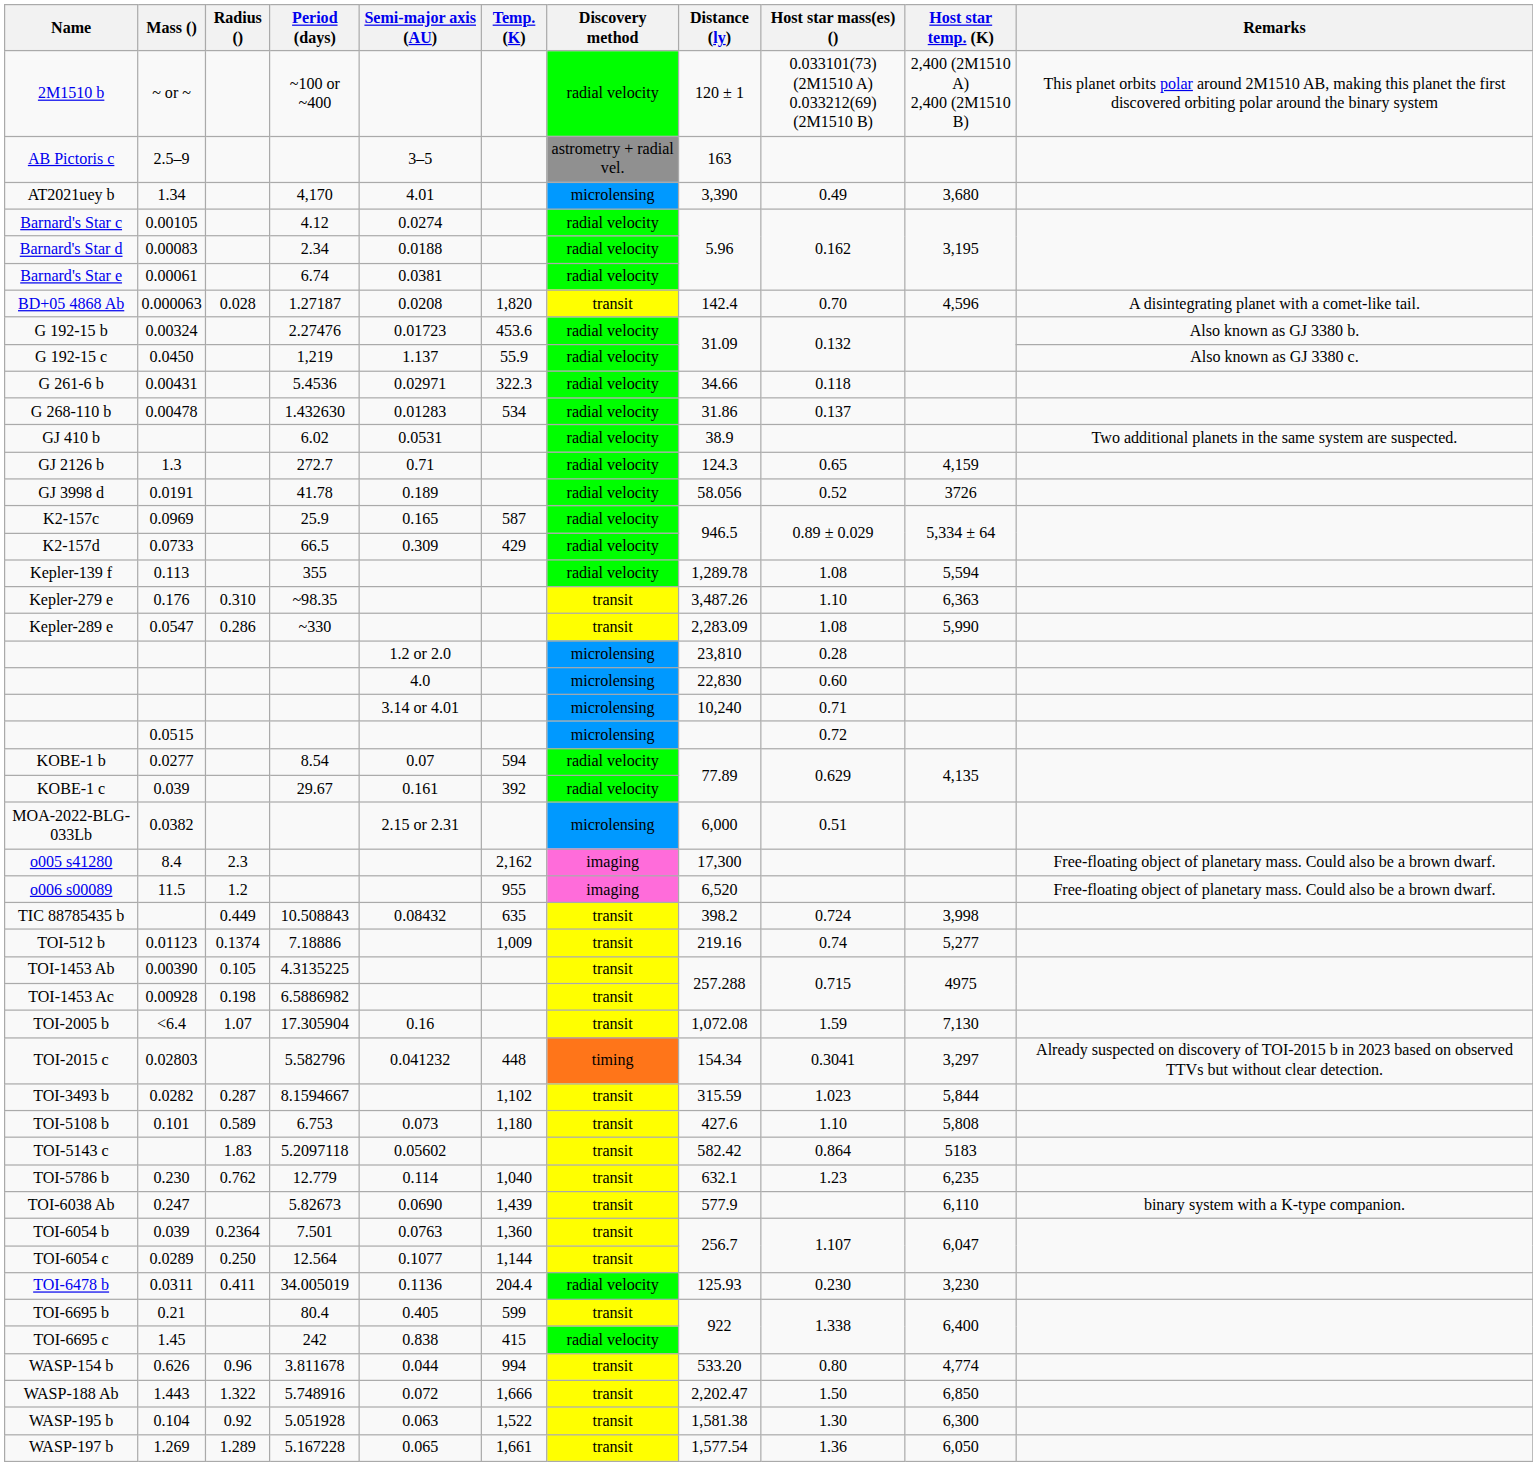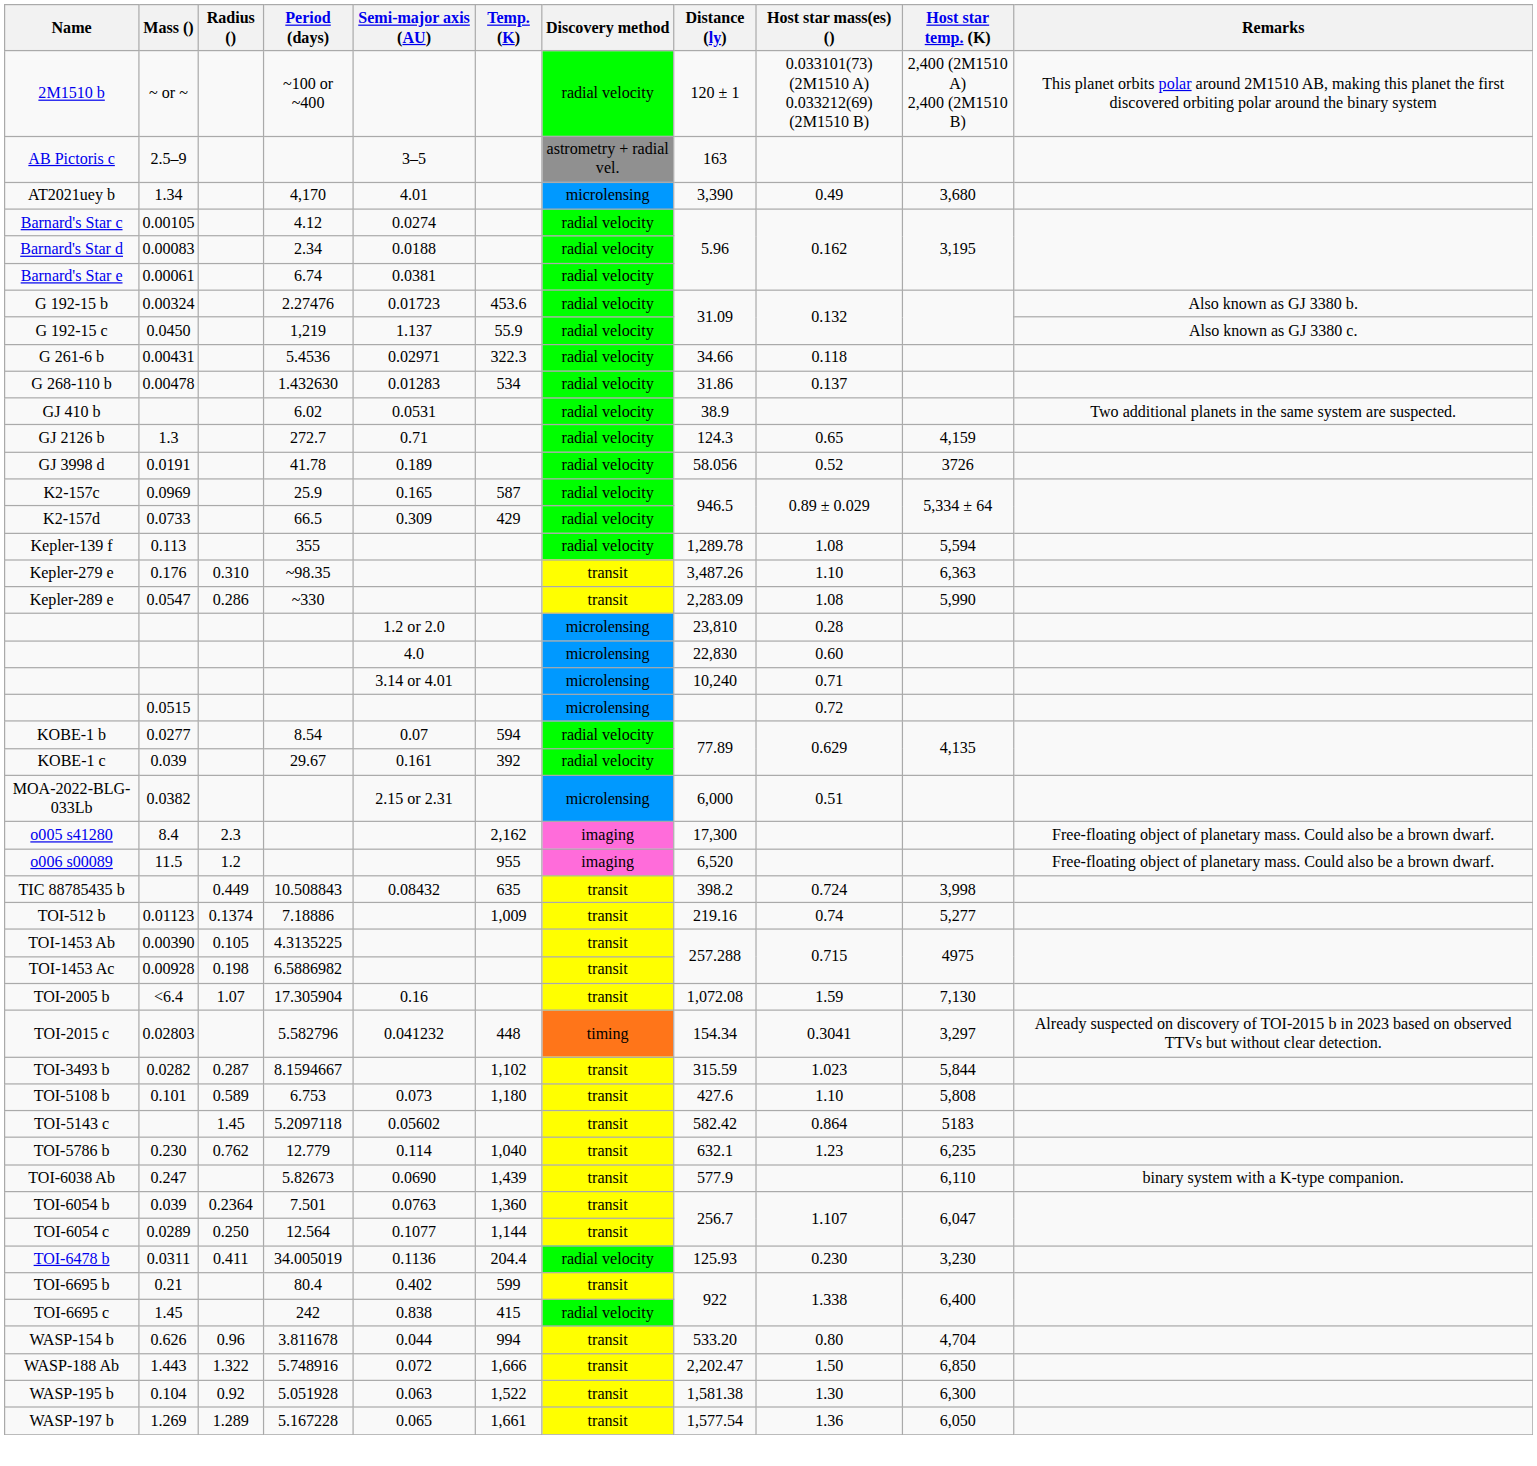- row: (71, 303)
(238, 1151) 1.83 -> (231, 1124) 1.45
(420, 1313) 0.405 -> (414, 1286) 0.402
(961, 1366) 4,774 -> (958, 1340) 4,704
